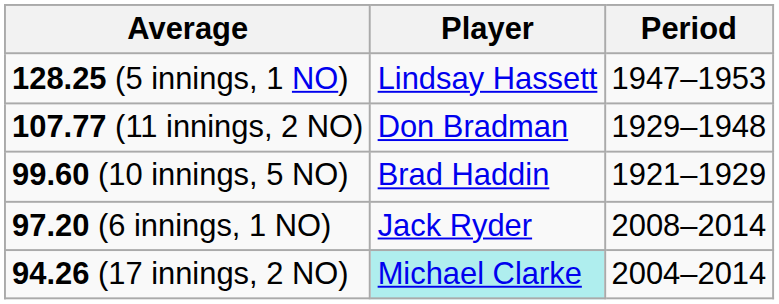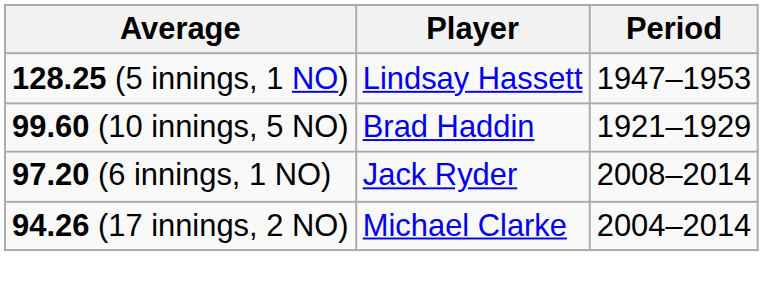- row: (188, 126)
(480, 273) paleturquoise background -> (465, 224) no background
